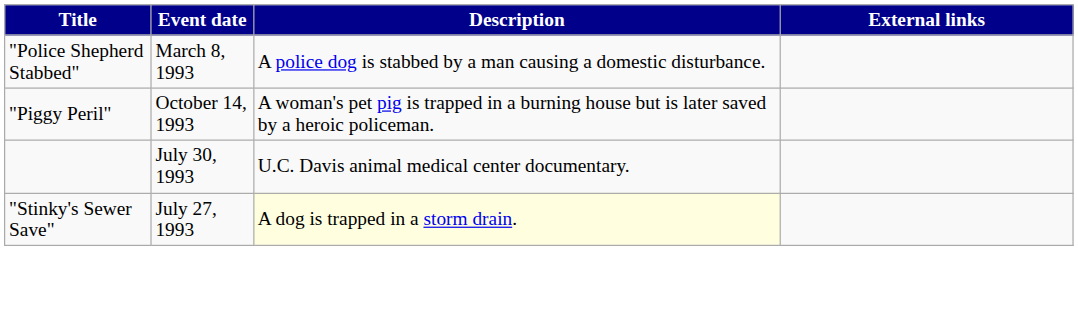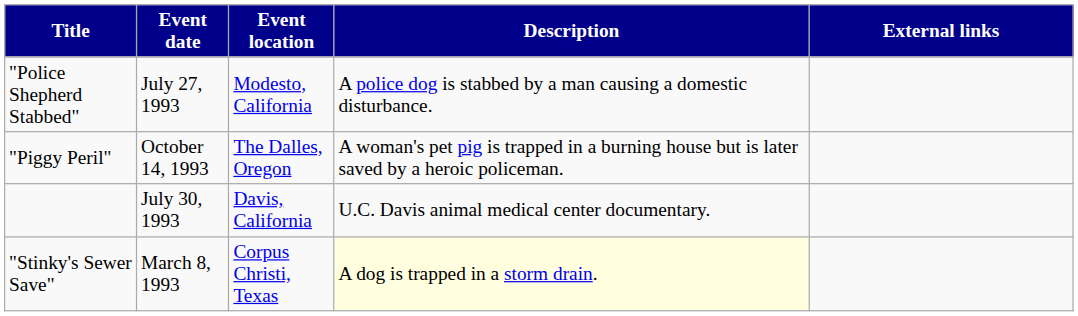+ column: (281, 30)
(190, 61) March 8, 1993 -> (172, 94) July 27, 1993
(186, 218) July 27, 1993 -> (176, 273) March 8, 1993
